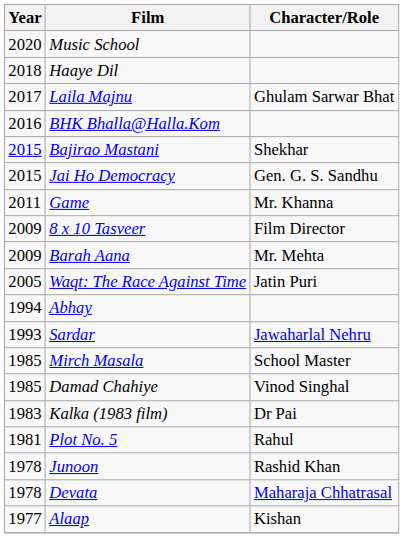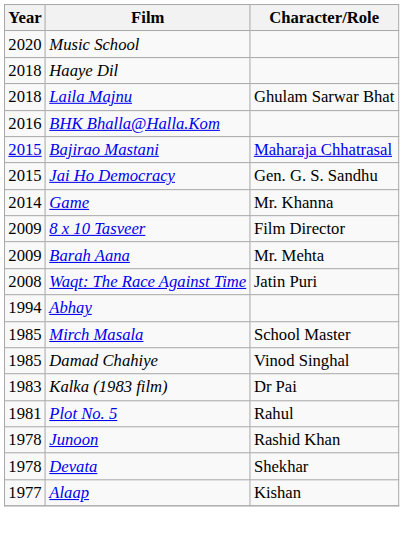(25, 96) 2017 -> (25, 96) 2018
(281, 149) Shekhar -> (323, 149) Maharaja Chhatrasal
(25, 202) 2011 -> (25, 202) 2014
(25, 281) 2005 -> (25, 281) 2008
- row: (72, 334)
(323, 492) Maharaja Chhatrasal -> (281, 466) Shekhar
